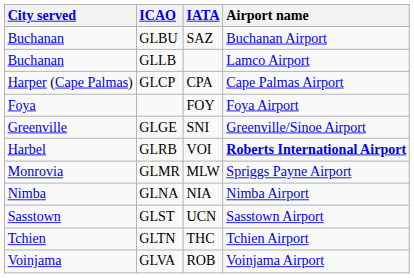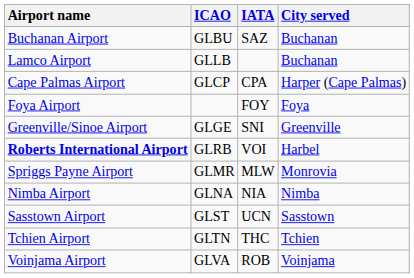columns swapped: (42, 15) <-> (268, 15)
